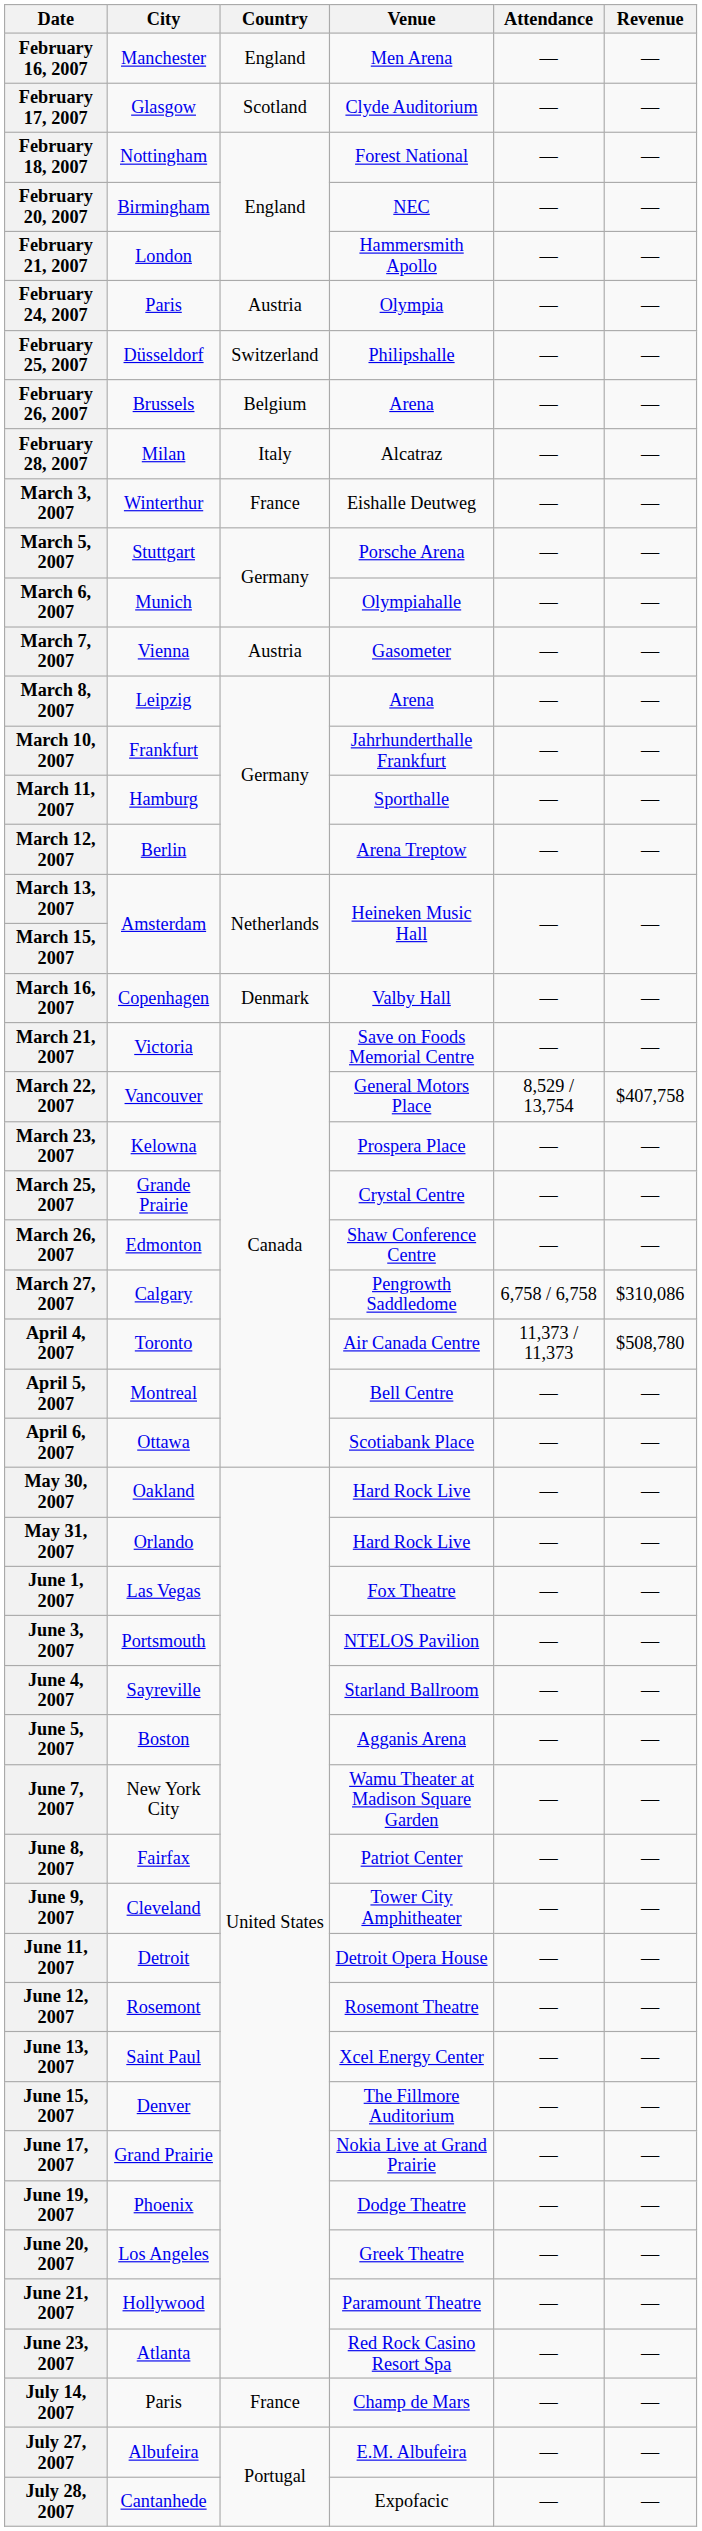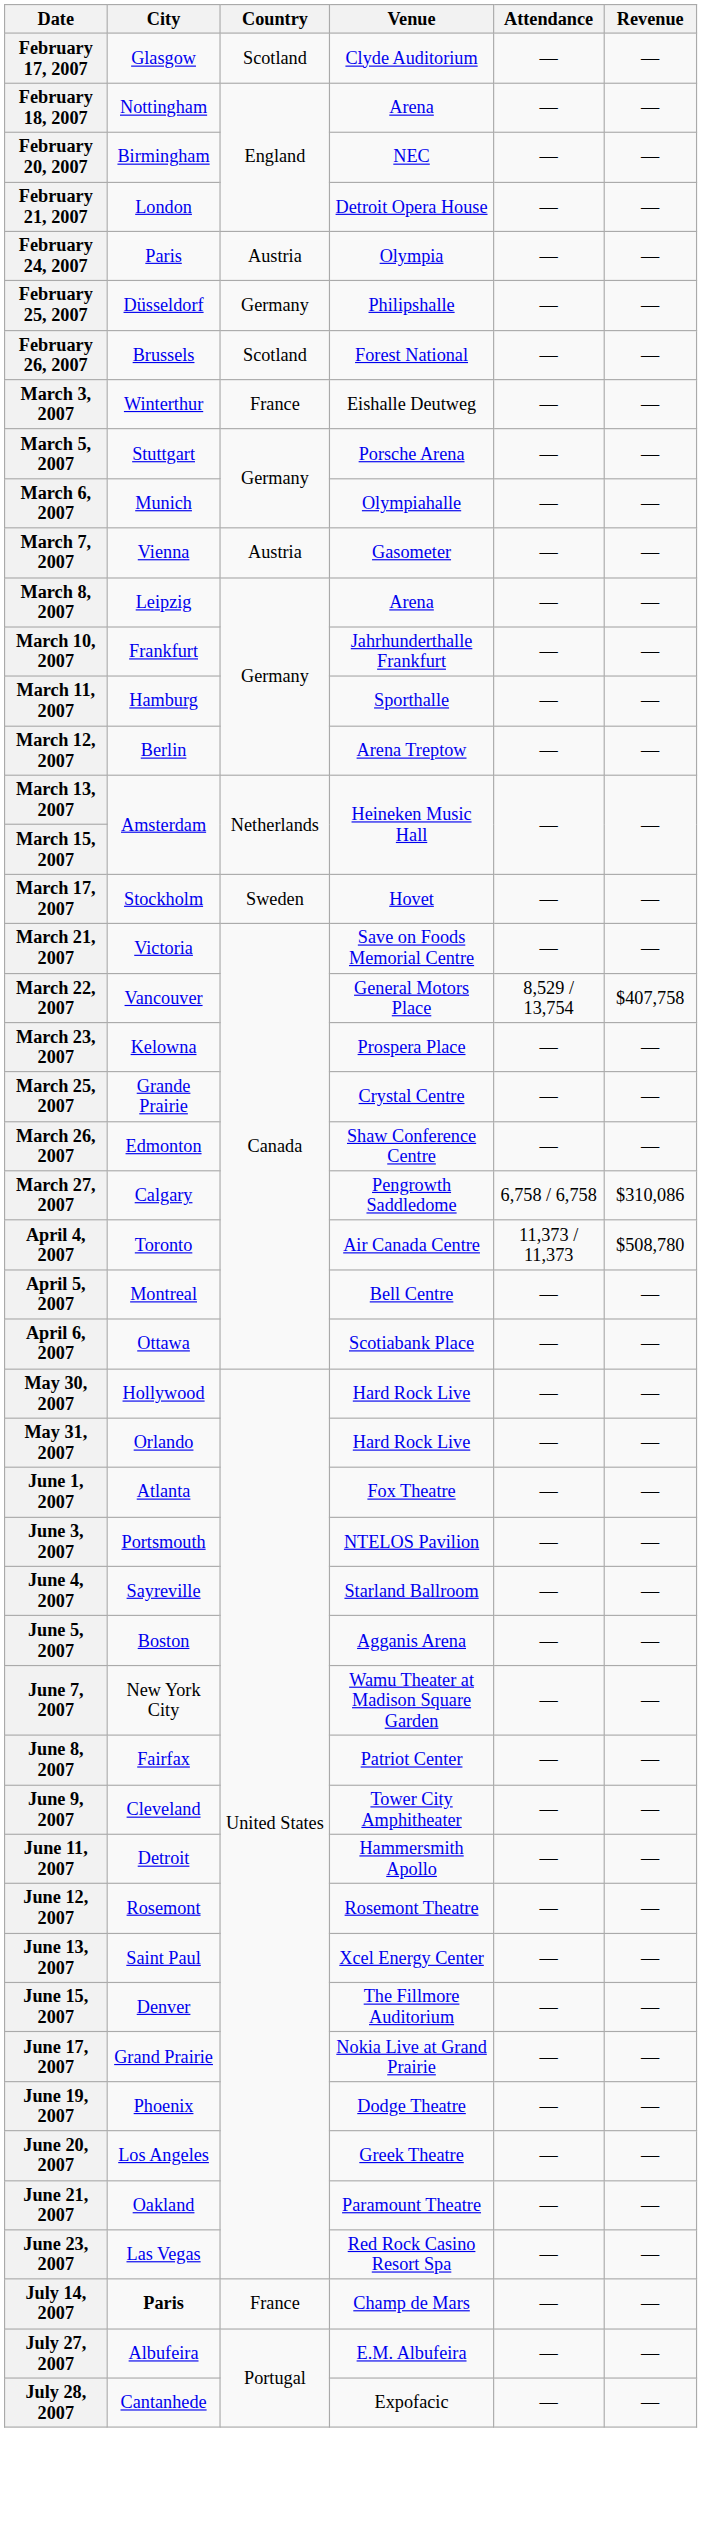- row: (56, 58)
(412, 157) Forest National -> (412, 107) Arena
(412, 255) Hammersmith Apollo -> (412, 206) Detroit Opera House
(275, 354) Switzerland -> (275, 305) Germany
(275, 404) Belgium -> (275, 354) Scotland
(412, 404) Arena -> (412, 354) Forest National
- row: (56, 453)
- row: (56, 997)
+ row: (56, 898)
(164, 1492) Oakland -> (164, 1393) Hollywood
(164, 1591) Las Vegas -> (164, 1492) Atlanta
(412, 1957) Detroit Opera House -> (412, 1858) Hammersmith Apollo
(164, 2303) Hollywood -> (164, 2204) Oakland
(164, 2353) Atlanta -> (164, 2254) Las Vegas
(164, 2402) normal -> (164, 2303) bold
